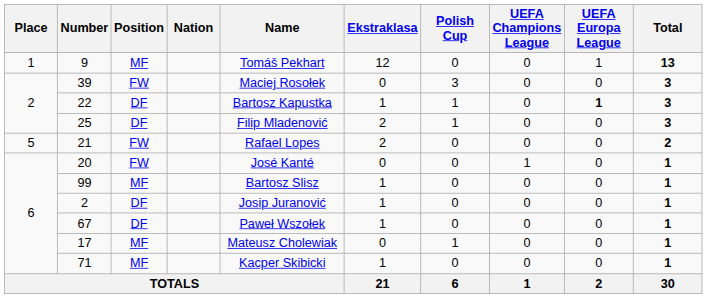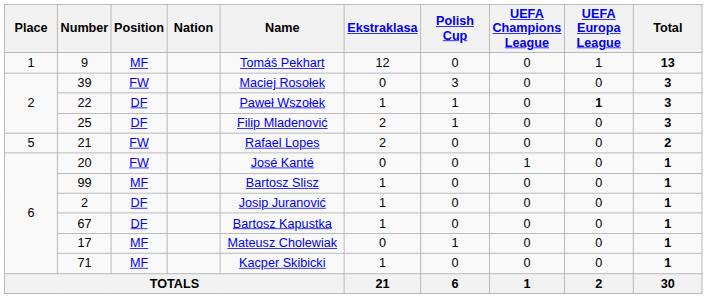(282, 103) Bartosz Kapustka -> (282, 103) Paweł Wszołek
(282, 223) Paweł Wszołek -> (282, 223) Bartosz Kapustka
